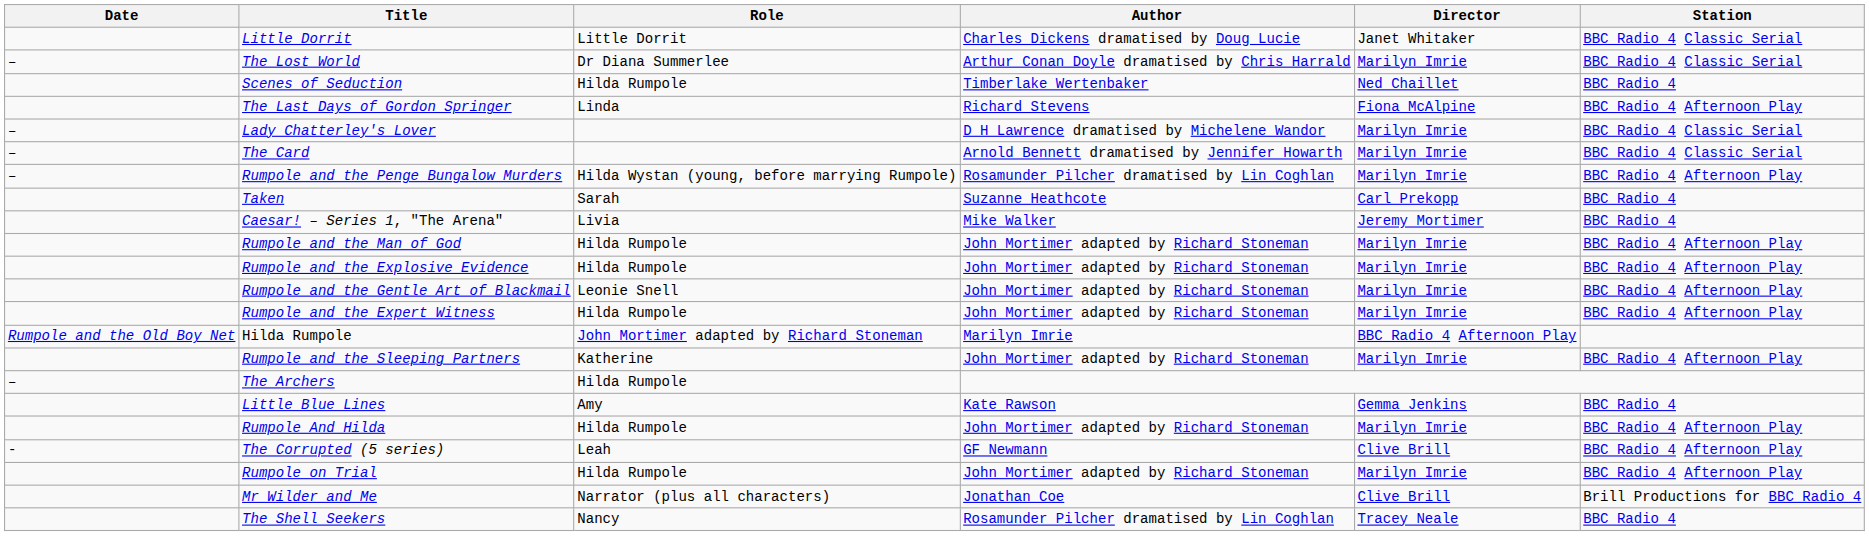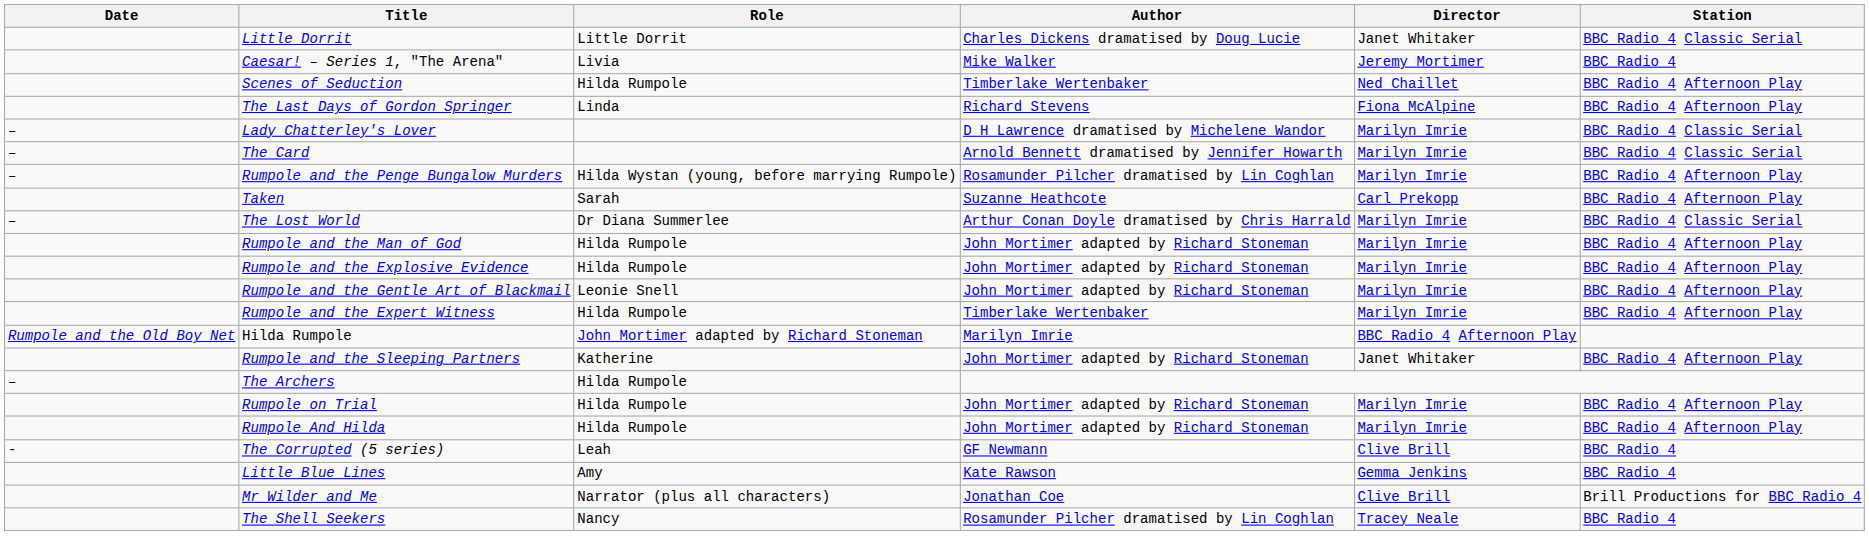rows swapped: (373, 222) <-> (301, 62)
(1630, 85) BBC Radio 4 -> (1693, 85) BBC Radio 4 Afternoon Play
(1630, 199) BBC Radio 4 -> (1693, 199) BBC Radio 4 Afternoon Play
(1136, 313) John Mortimer adapted by Richard Stoneman -> (1056, 313) Timberlake Wertenbaker
(1412, 359) Marilyn Imrie -> (1416, 359) Janet Whitaker
rows swapped: (309, 474) <-> (314, 405)
(1693, 451) BBC Radio 4 Afternoon Play -> (1630, 451) BBC Radio 4
